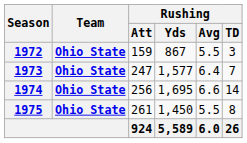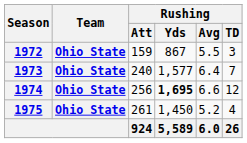(142, 71) 247 -> (142, 71) 240
(175, 90) normal -> (175, 90) bold
(232, 90) 14 -> (232, 90) 12
(209, 109) 5.5 -> (209, 109) 5.2
(232, 109) 8 -> (232, 109) 4
